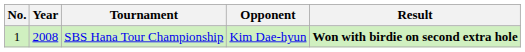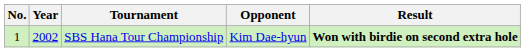(45, 36) 2008 -> (45, 36) 2002
